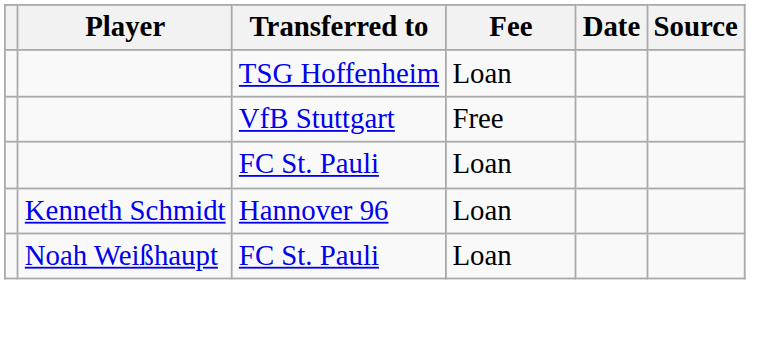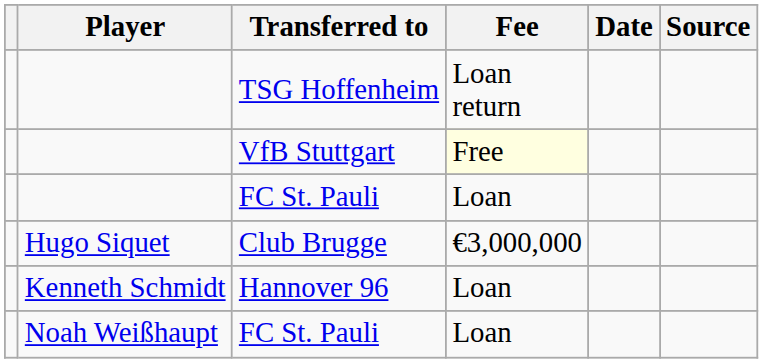(482, 73) Loan -> (487, 89) Loan return
(478, 118) no background -> (478, 151) lightyellow background
+ row: (97, 242)
